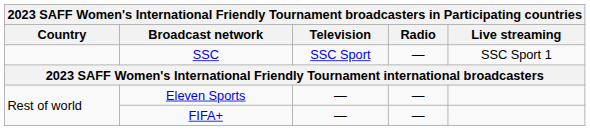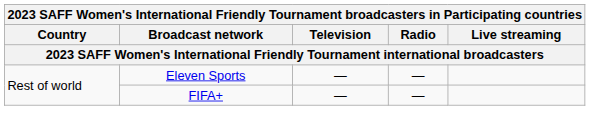- row: (206, 55)
